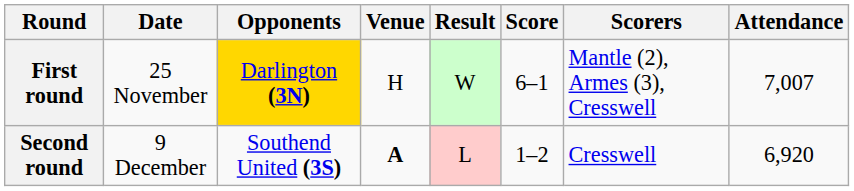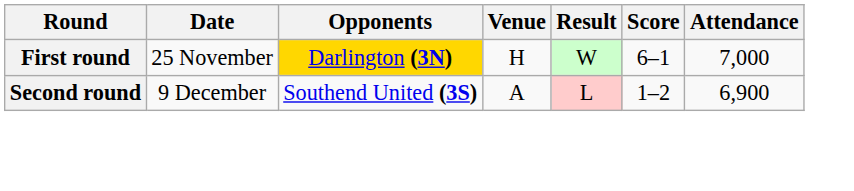- column: (646, 22)
(789, 82) 7,007 -> (744, 57) 7,000
(395, 155) bold -> (517, 92) normal
(789, 155) 6,920 -> (744, 92) 6,900
